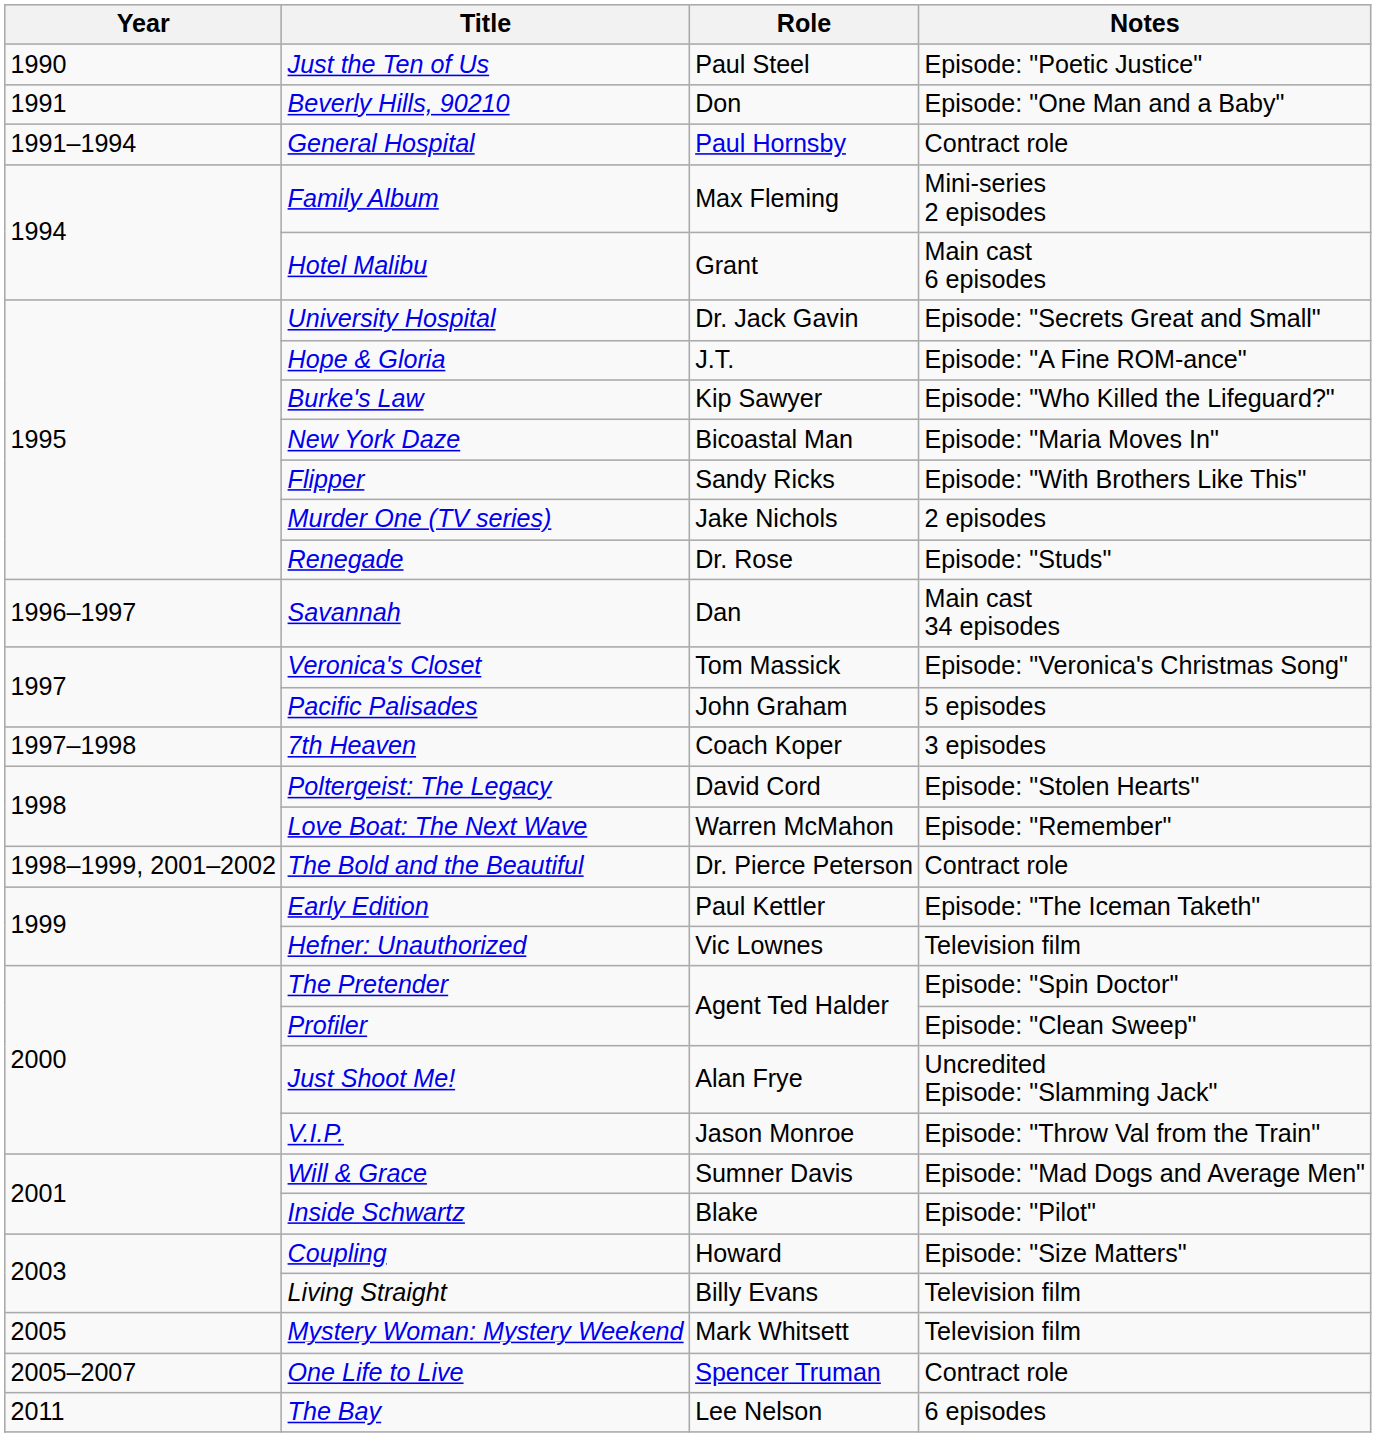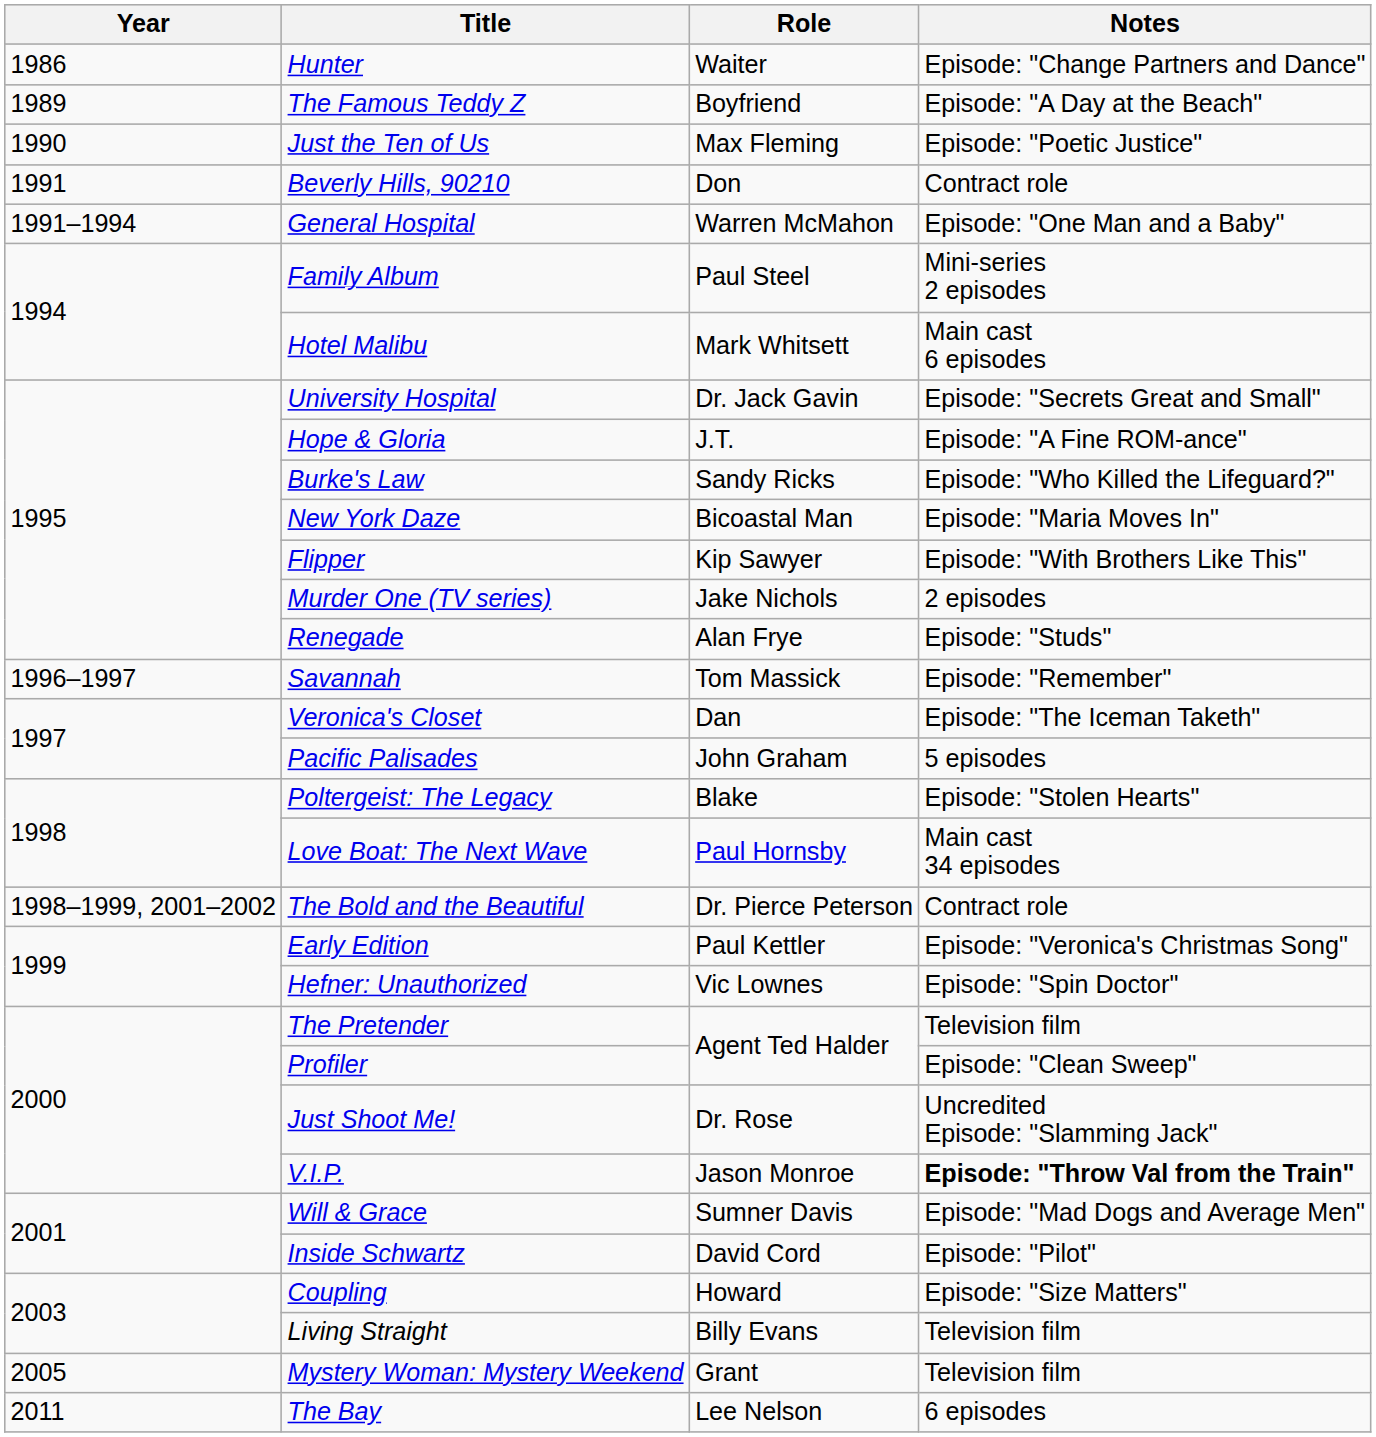+ row: (325, 64)
+ row: (406, 104)
(752, 64) Paul Steel -> (767, 143) Max Fleming
(1105, 104) Episode: "One Man and a Baby" -> (996, 183) Contract role
(771, 143) Paul Hornsby -> (794, 223) Warren McMahon
(996, 143) Contract role -> (1105, 223) Episode: "One Man and a Baby"
(767, 197) Max Fleming -> (752, 277) Paul Steel
(727, 266) Grant -> (772, 345) Mark Whitsett
(759, 399) Kip Sawyer -> (765, 479) Sandy Ricks
(765, 479) Sandy Ricks -> (759, 559) Kip Sawyer
(744, 559) Dr. Rose -> (749, 638) Alan Frye
(718, 612) Dan -> (768, 678) Tom Massick
(992, 612) Main cast 34 episodes -> (1048, 678) Episode: "Remember"
(768, 666) Tom Massick -> (718, 718) Dan
(1136, 666) Episode: "Veronica's Christmas Song" -> (1092, 718) Episode: "The Iceman Taketh"
- row: (352, 746)
(758, 786) David Cord -> (727, 798) Blake
(794, 826) Warren McMahon -> (771, 852) Paul Hornsby
(1048, 826) Episode: "Remember" -> (992, 852) Main cast 34 episodes
(1092, 905) Episode: "The Iceman Taketh" -> (1136, 945) Episode: "Veronica's Christmas Song"
(1003, 945) Television film -> (1051, 985) Episode: "Spin Doctor"
(1051, 985) Episode: "Spin Doctor" -> (1003, 1025) Television film
(749, 1079) Alan Frye -> (744, 1119) Dr. Rose
(1122, 1133) normal -> (1140, 1173) bold
(727, 1213) Blake -> (758, 1252) David Cord
(772, 1332) Mark Whitsett -> (727, 1372) Grant
- row: (376, 1372)
